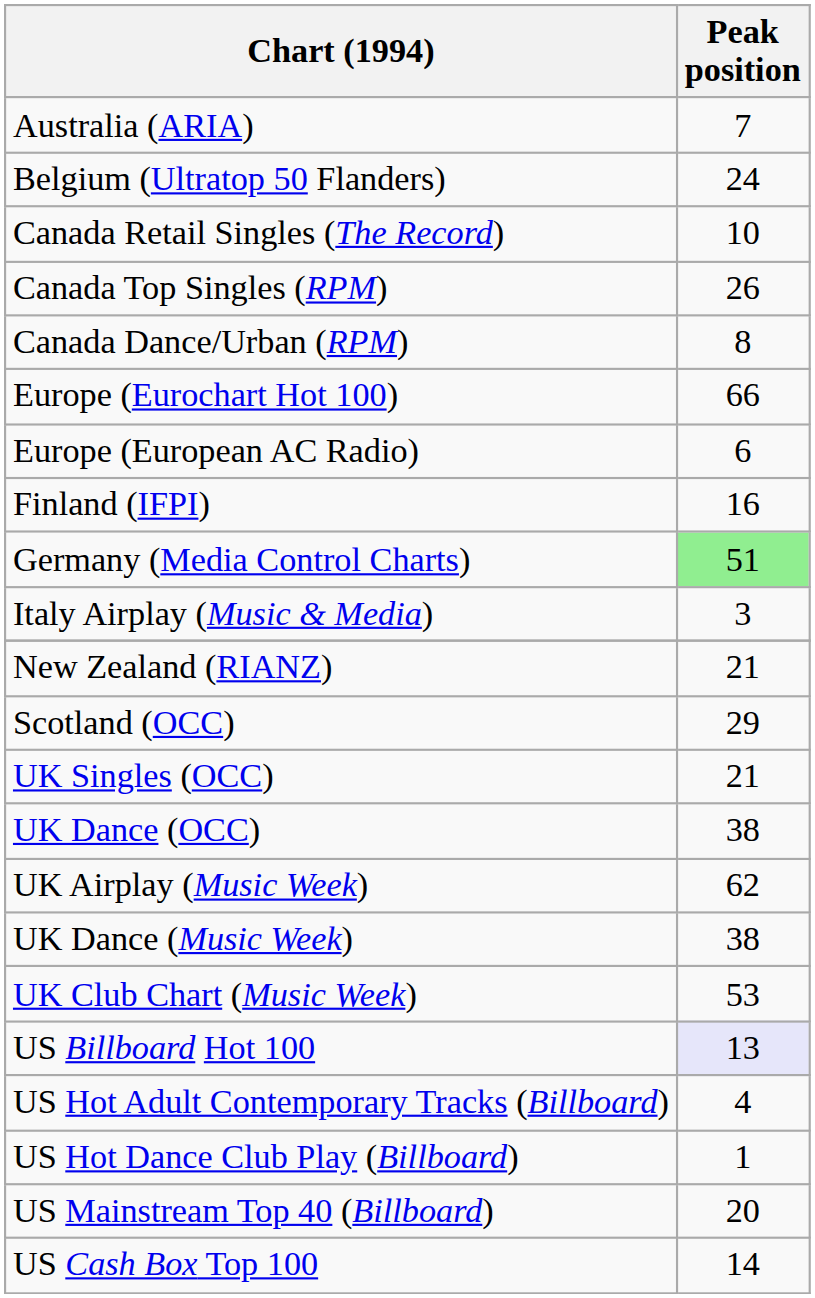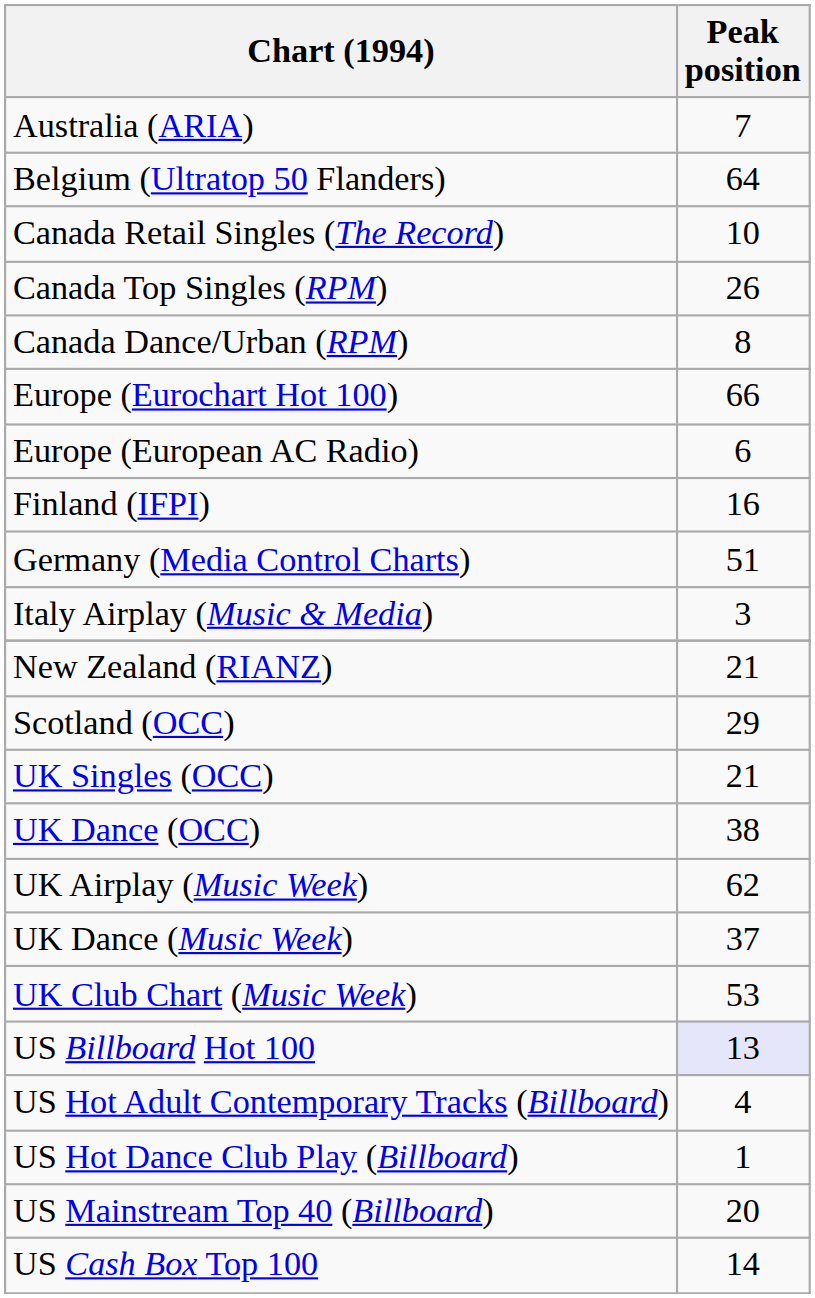(743, 178) 24 -> (743, 178) 64
(743, 558) lightgreen background -> (743, 558) no background
(743, 939) 38 -> (743, 939) 37
